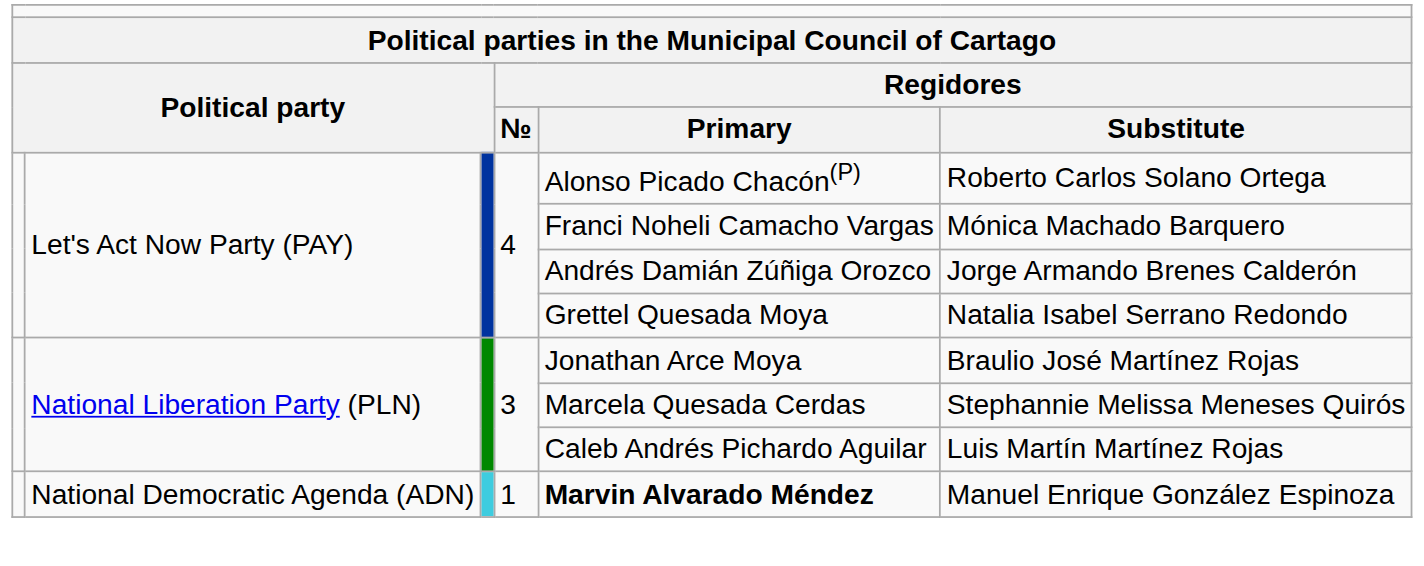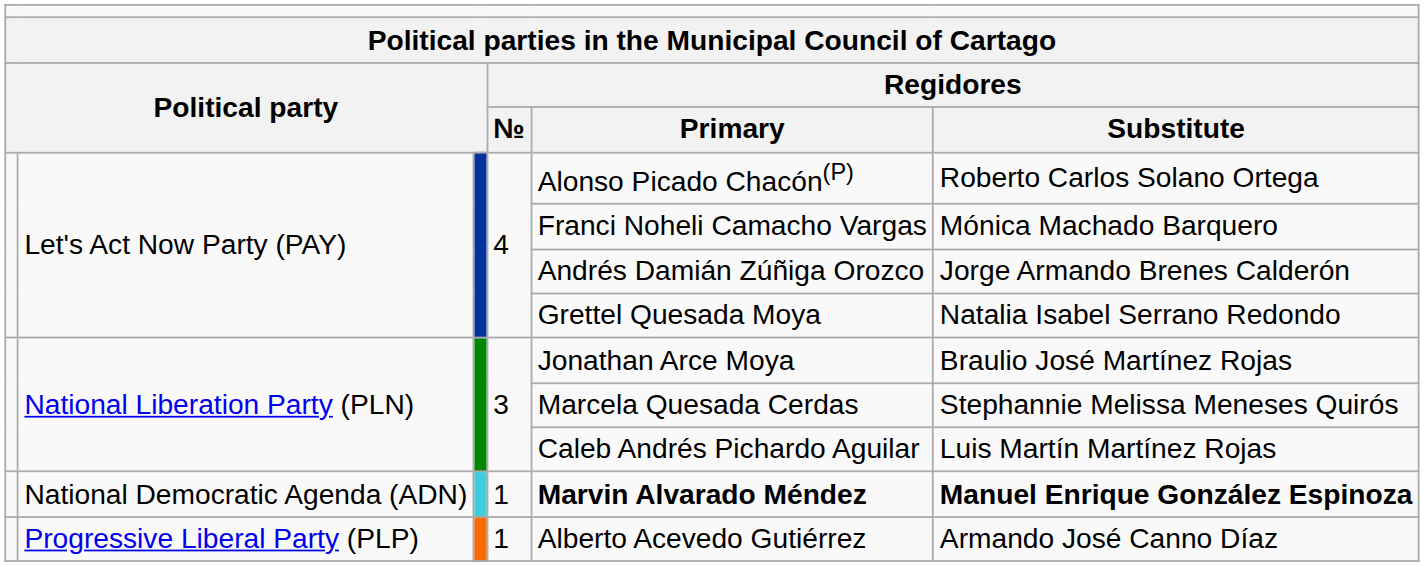(1171, 494) normal -> (1176, 494) bold
+ row: (222, 538)
